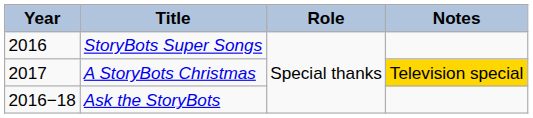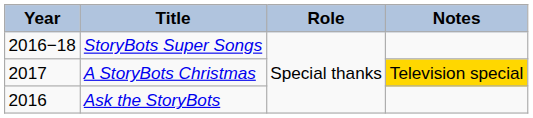(28, 46) 2016 -> (42, 46) 2016−18
(42, 100) 2016−18 -> (28, 100) 2016
